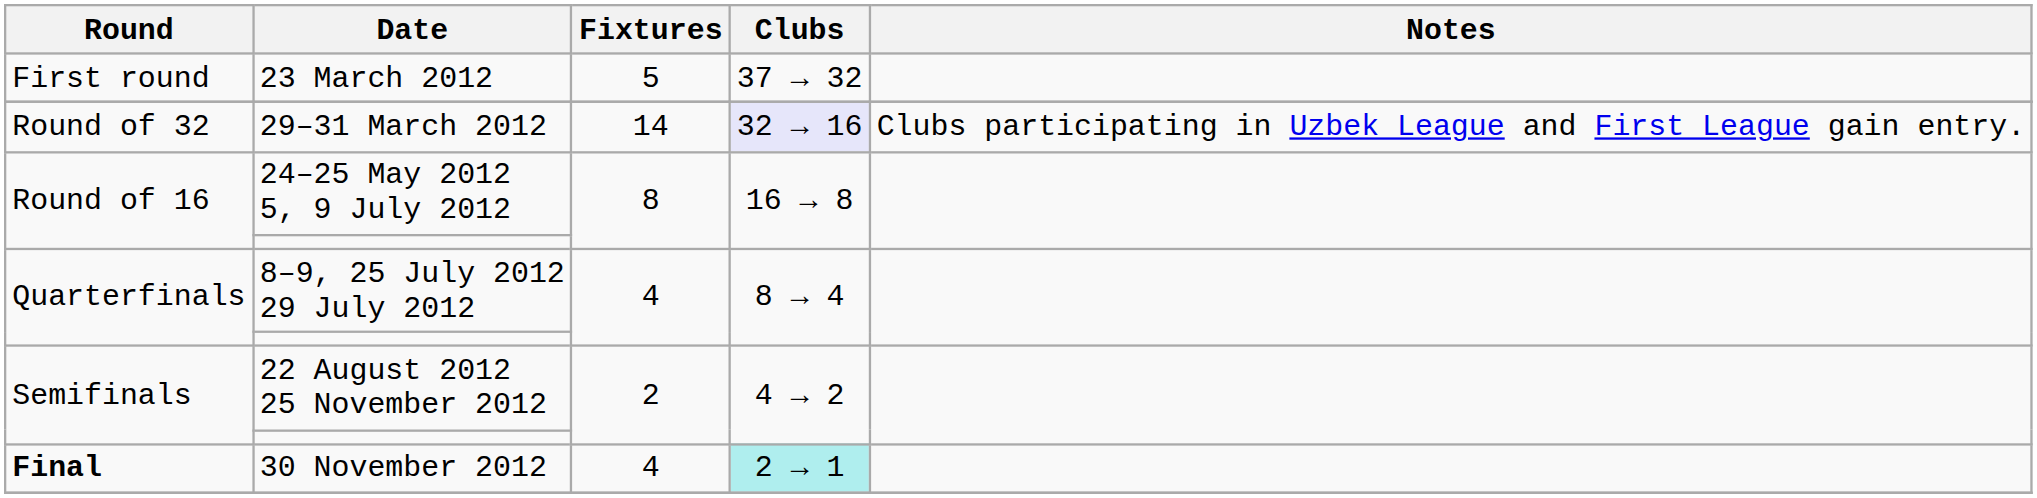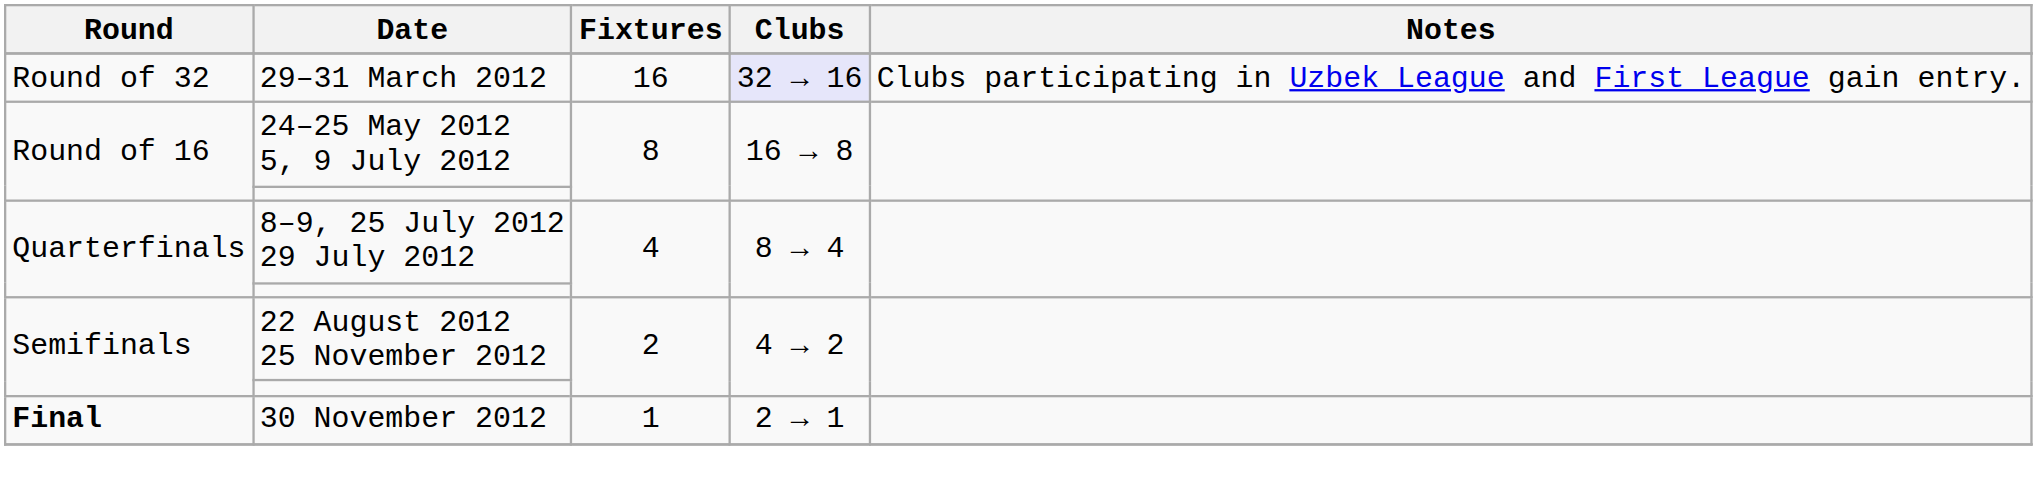- row: (111, 78)
(651, 127) 14 -> (651, 78) 16
(651, 468) 4 -> (651, 419) 1
(800, 468) paleturquoise background -> (800, 419) no background
